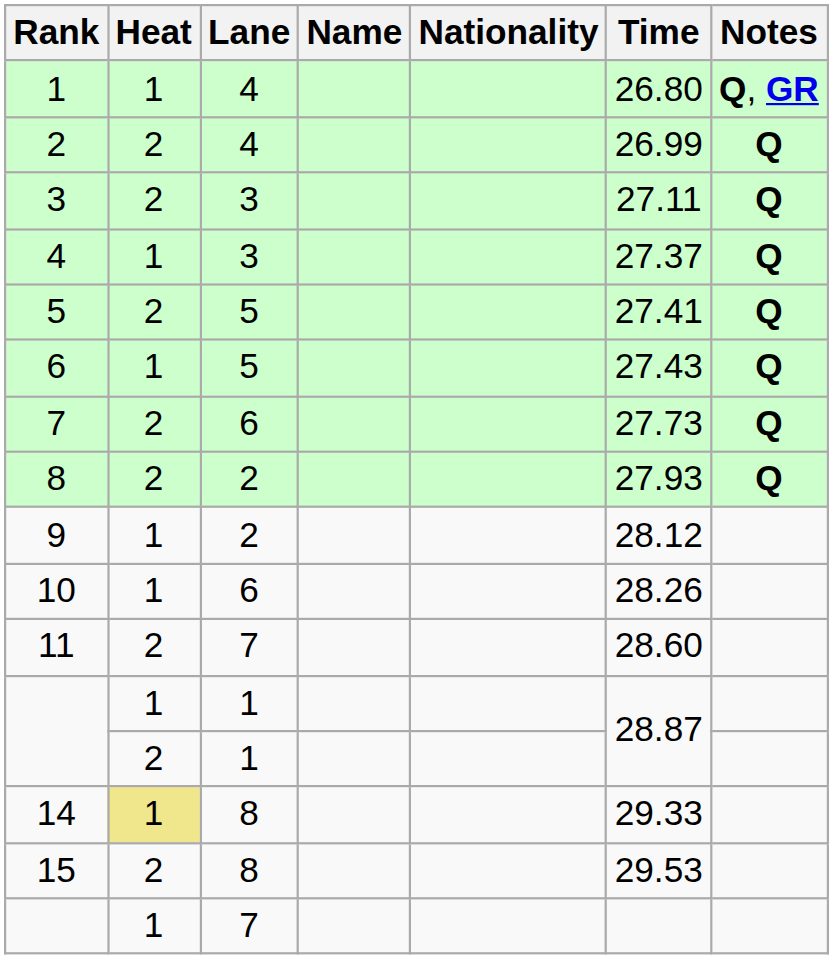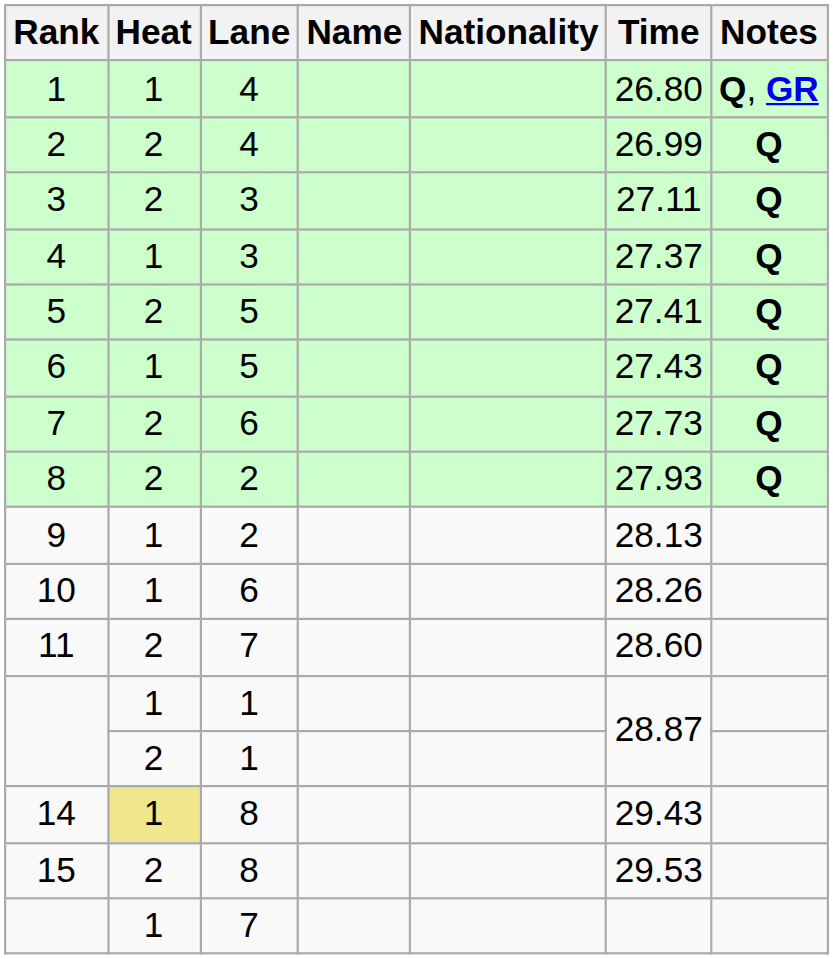(659, 534) 28.12 -> (659, 534) 28.13
(659, 813) 29.33 -> (659, 813) 29.43
